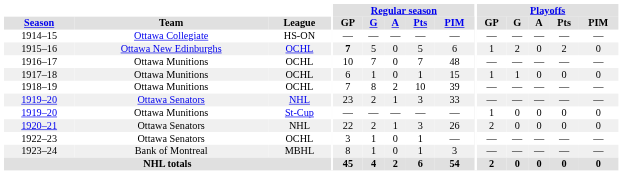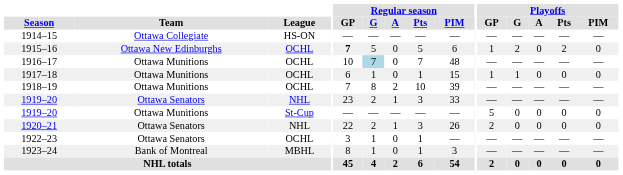(373, 61) no background -> (373, 61) lightblue background
(492, 112) 1 -> (492, 112) 5
